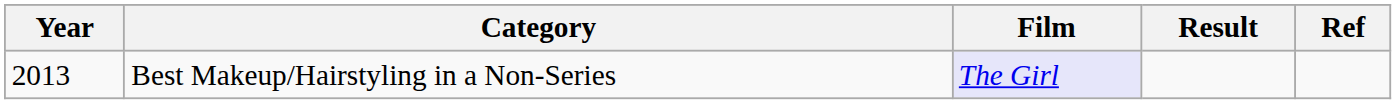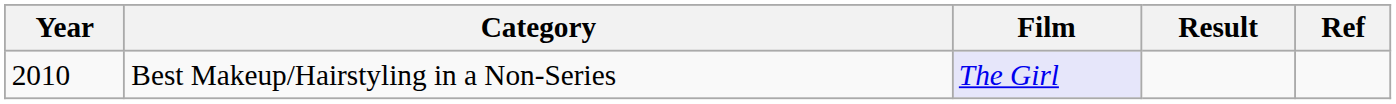(41, 74) 2013 -> (41, 74) 2010
